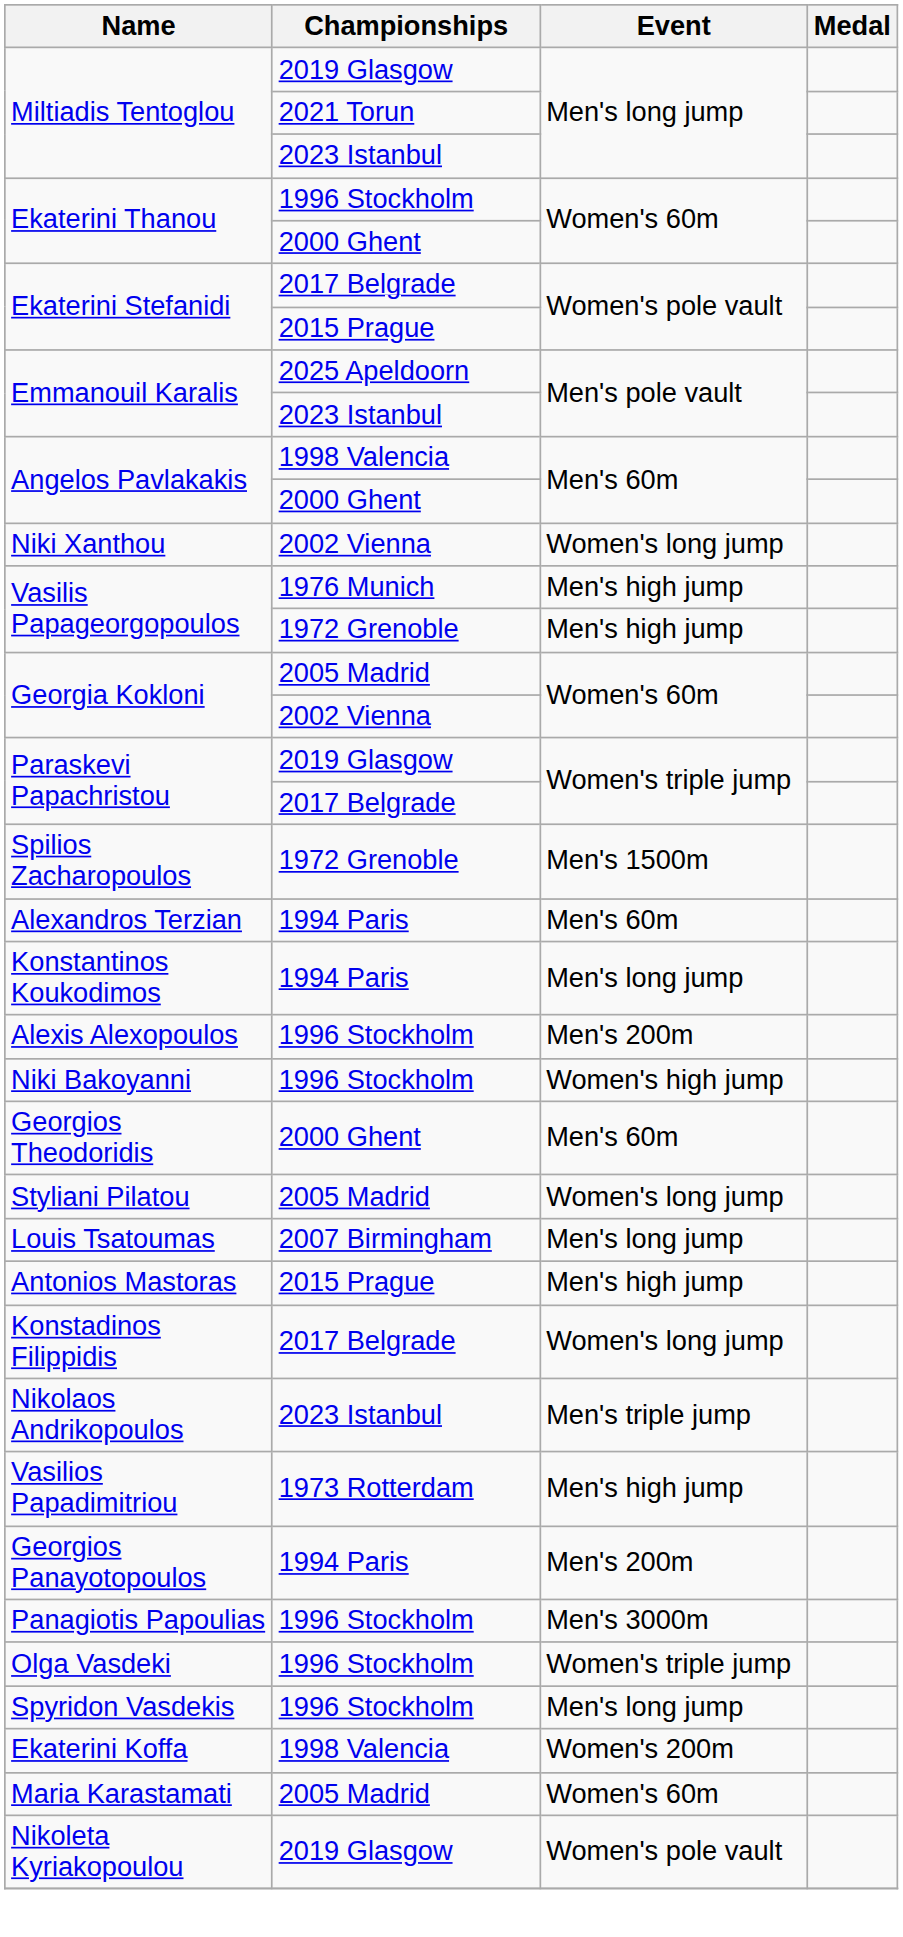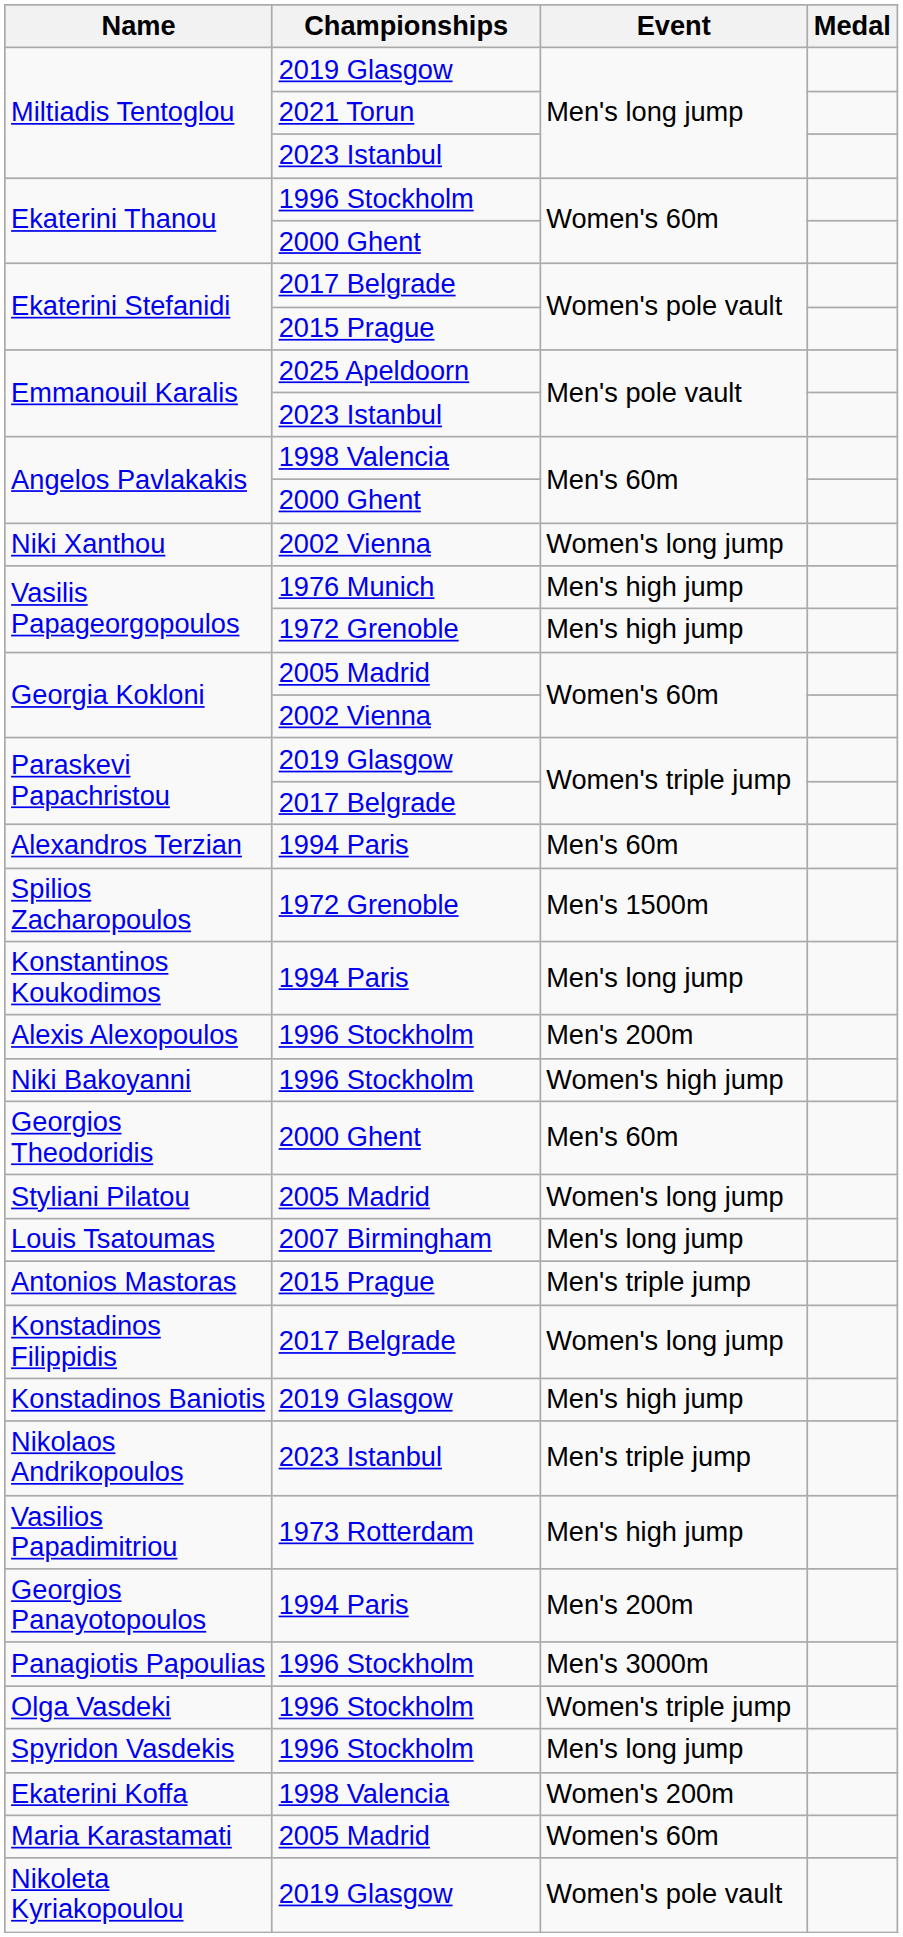rows swapped: (101, 860) <-> (127, 919)
(645, 1282) Men's high jump -> (649, 1282) Men's triple jump
+ row: (138, 1399)
